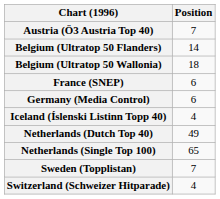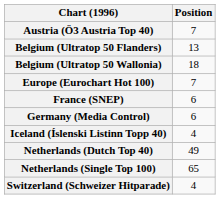(194, 47) 14 -> (194, 47) 13
+ row: (88, 82)
- row: (88, 168)
